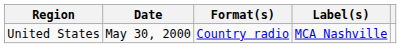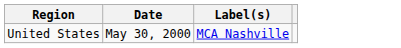- column: (243, 14)
